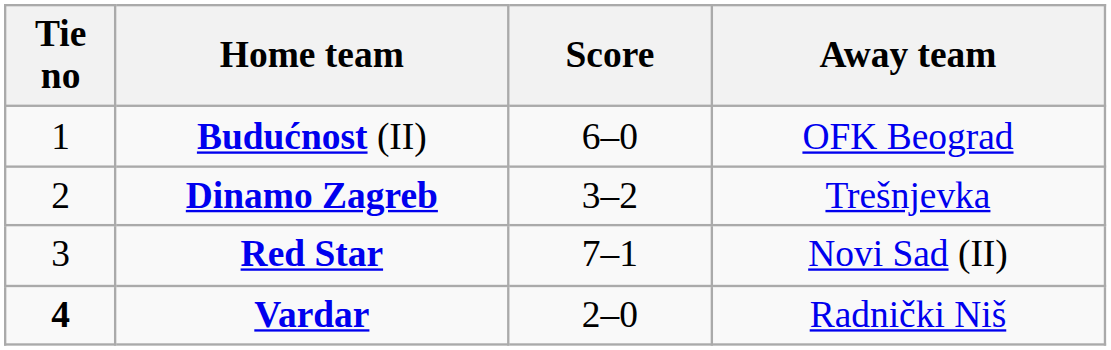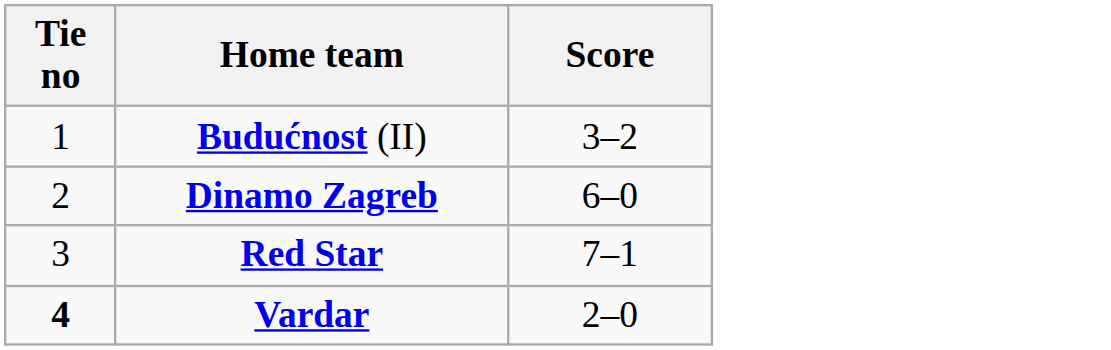- column: (908, 55)
(610, 135) 6–0 -> (610, 135) 3–2
(610, 195) 3–2 -> (610, 195) 6–0
